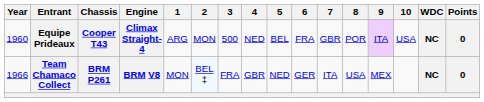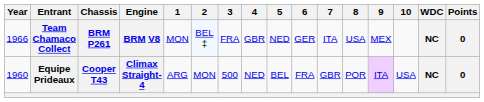rows swapped: (54, 38) <-> (54, 75)
